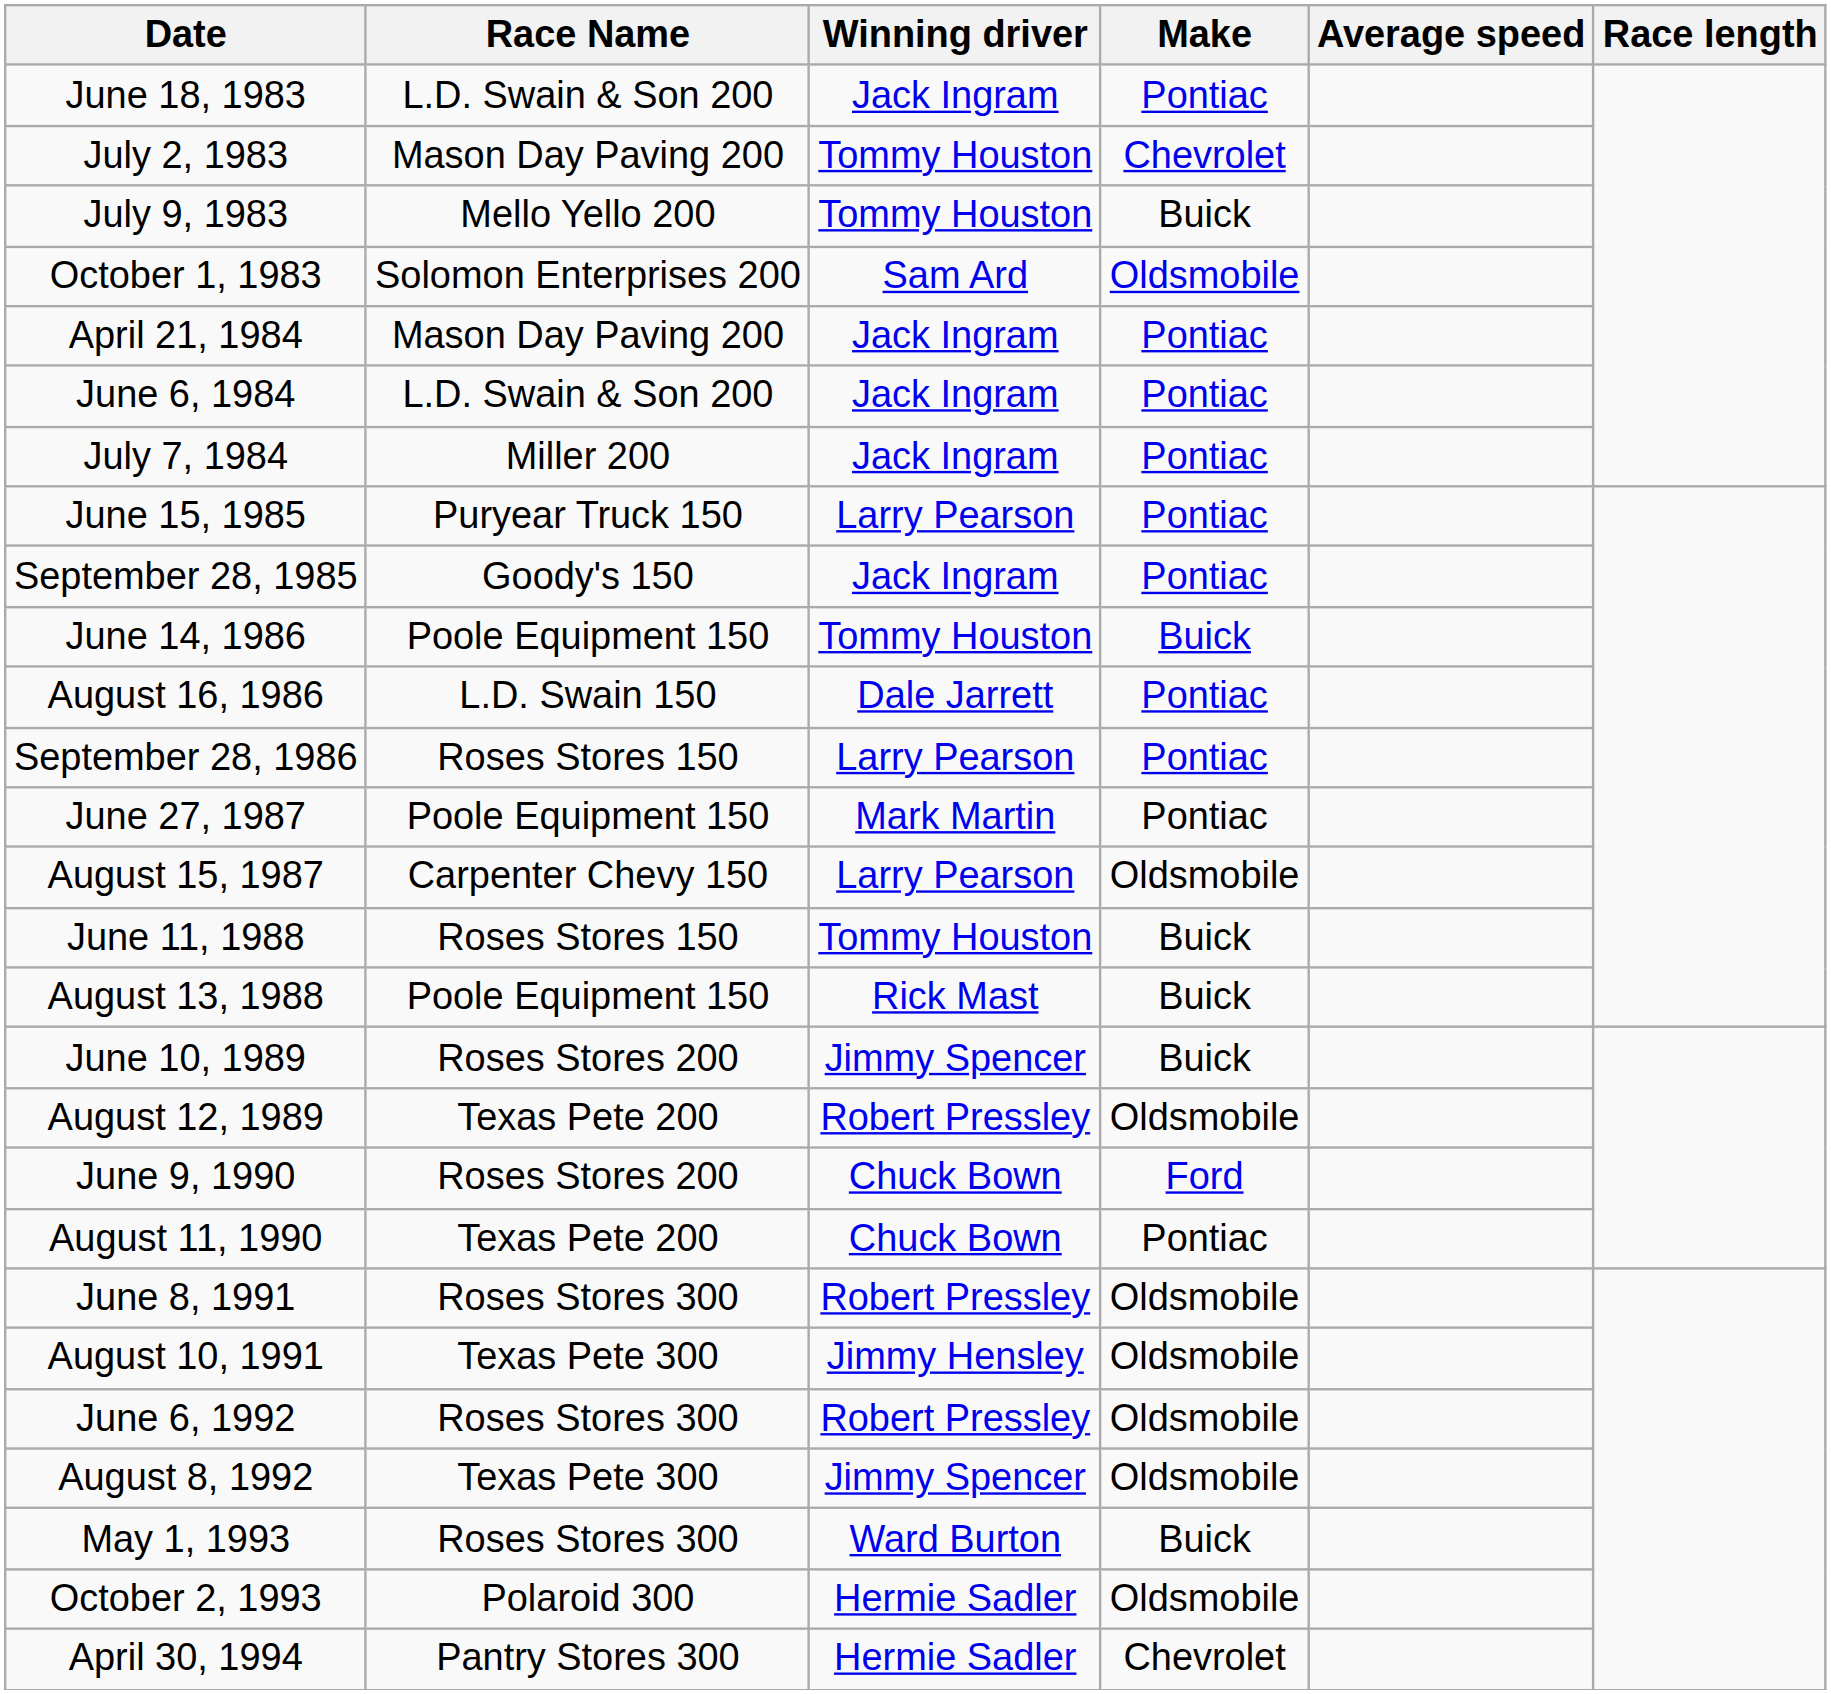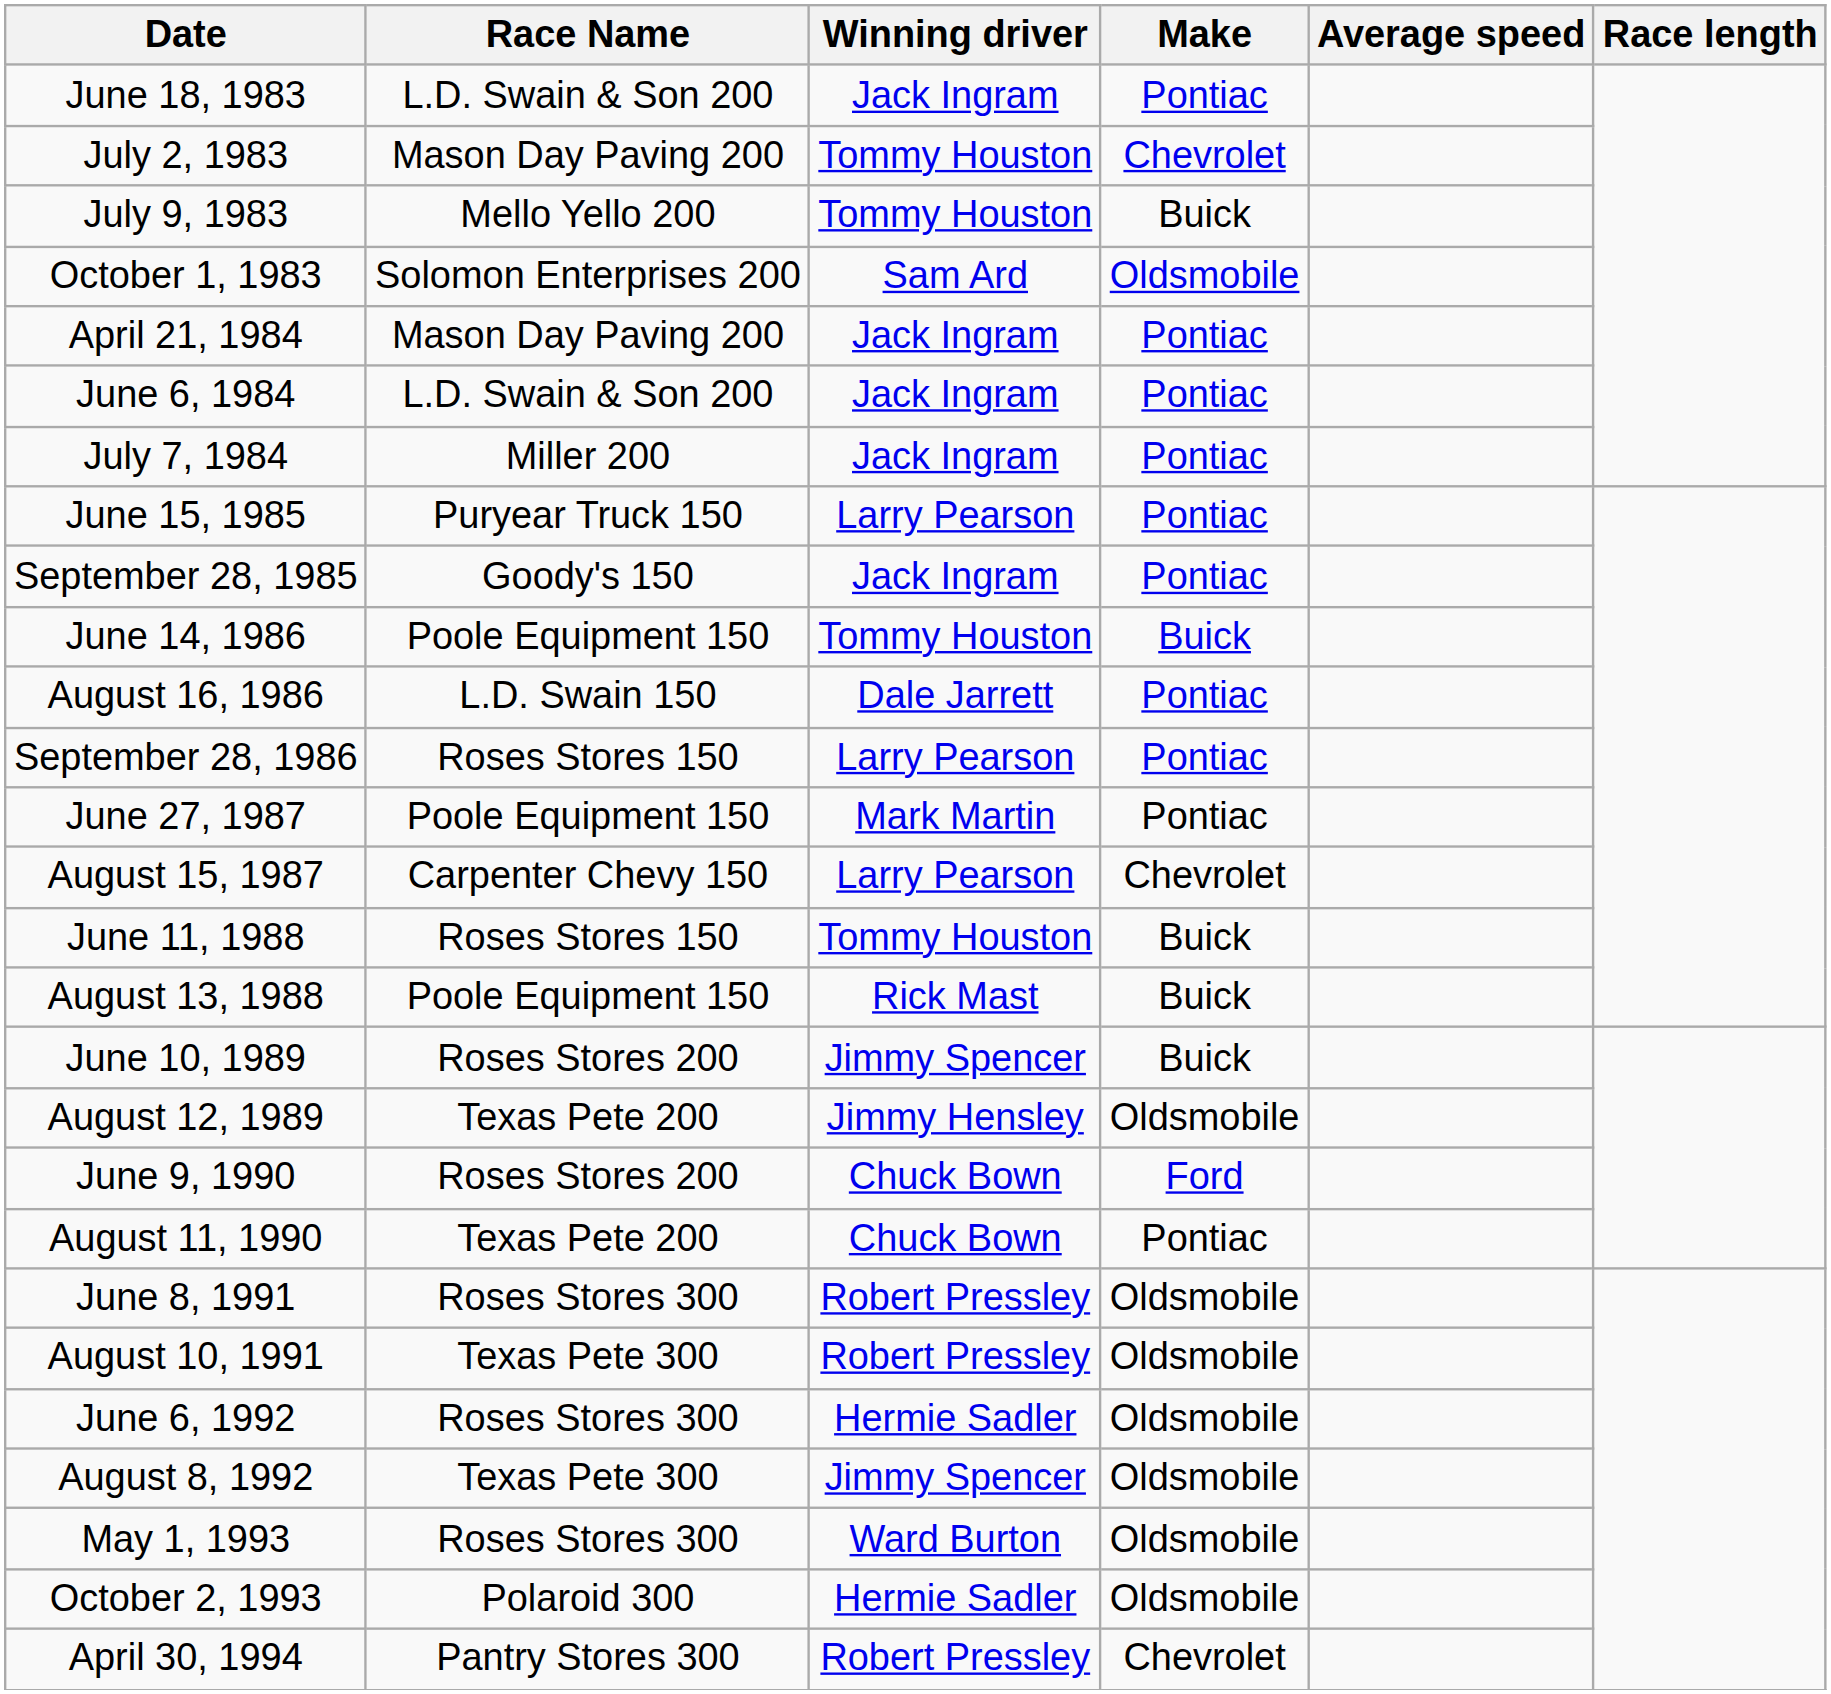(1205, 876) Oldsmobile -> (1205, 876) Chevrolet
(955, 1117) Robert Pressley -> (955, 1117) Jimmy Hensley
(955, 1357) Jimmy Hensley -> (955, 1357) Robert Pressley
(955, 1417) Robert Pressley -> (955, 1417) Hermie Sadler
(1205, 1538) Buick -> (1205, 1538) Oldsmobile
(955, 1658) Hermie Sadler -> (955, 1658) Robert Pressley
